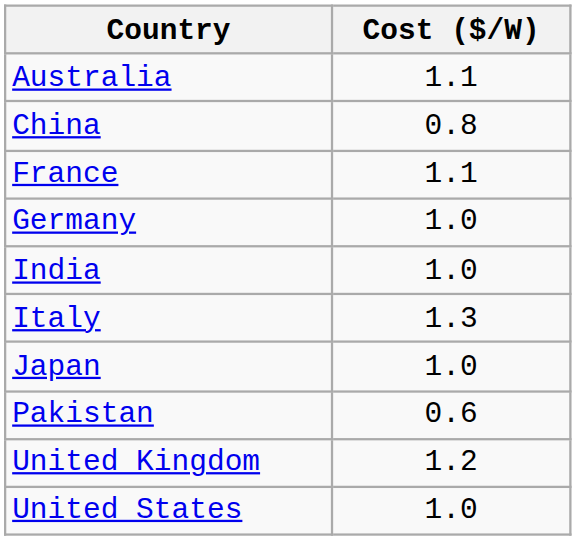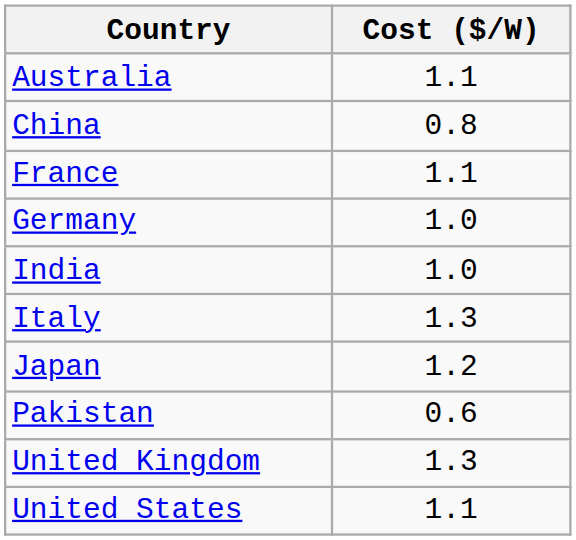(451, 366) 1.0 -> (451, 366) 1.2
(451, 463) 1.2 -> (451, 463) 1.3
(451, 511) 1.0 -> (451, 511) 1.1
